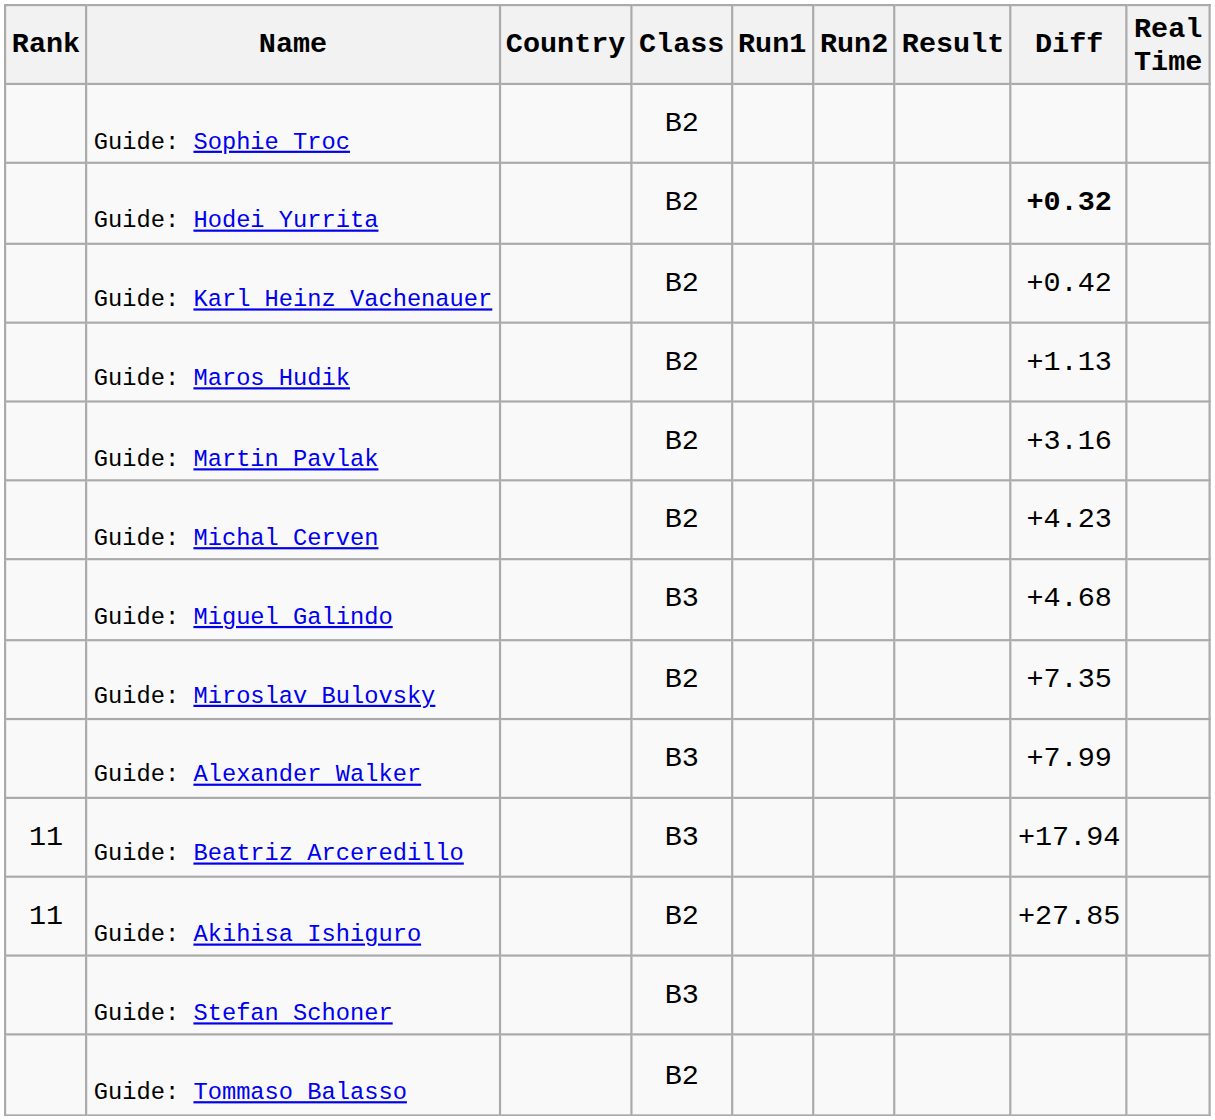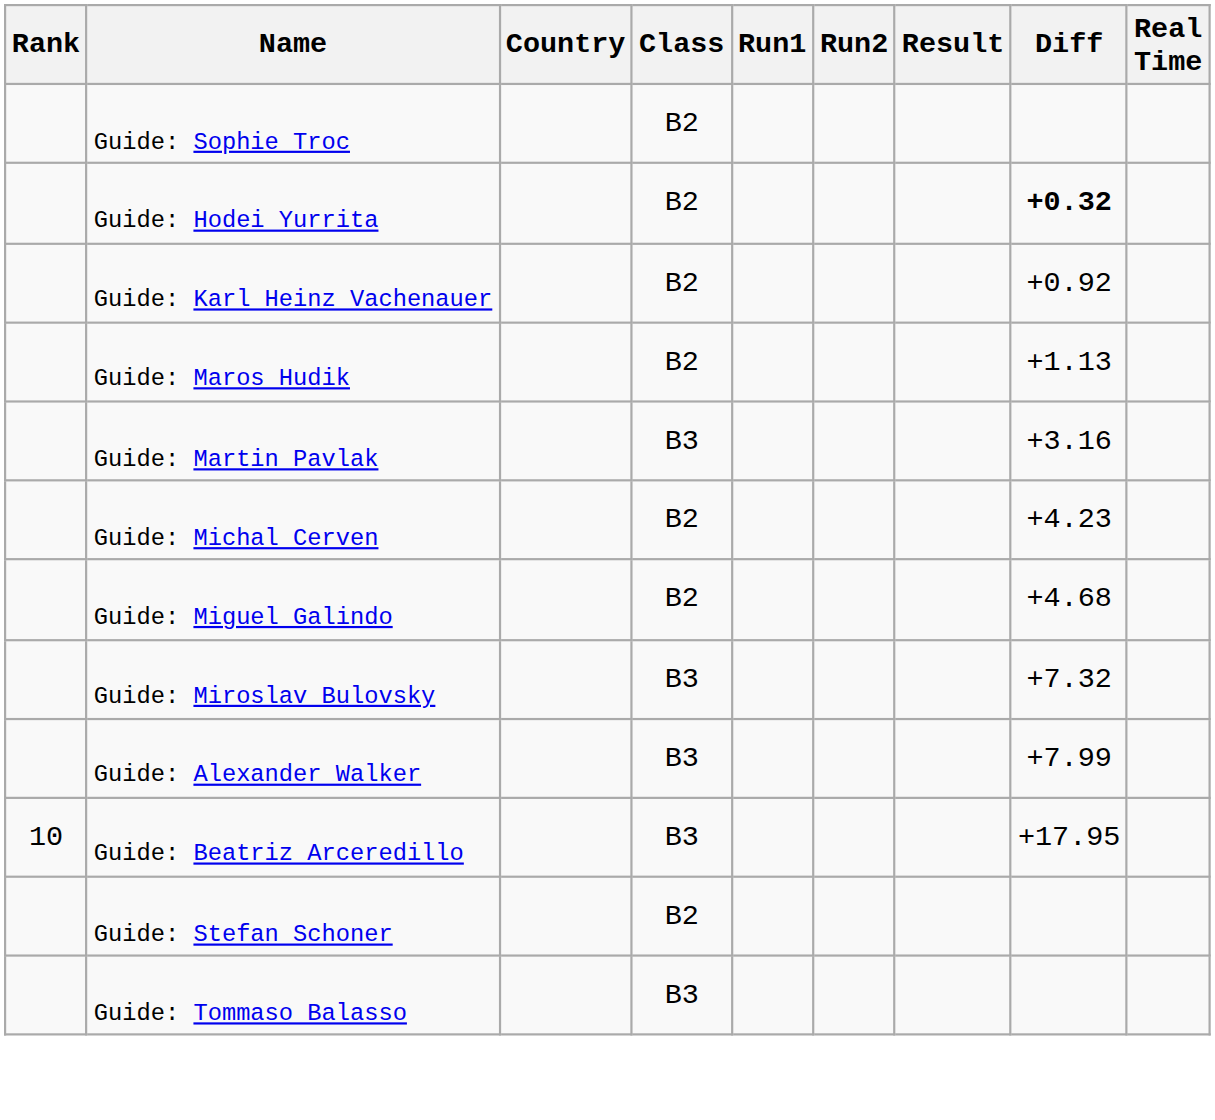(1069, 282) +0.42 -> (1069, 282) +0.92
(682, 441) B2 -> (682, 441) B3
(682, 599) B3 -> (682, 599) B2
(682, 679) B2 -> (682, 679) B3
(1069, 679) +7.35 -> (1069, 679) +7.32
(46, 837) 11 -> (46, 837) 10
(1069, 837) +17.94 -> (1069, 837) +17.95
- row: (257, 934)
(682, 996) B3 -> (682, 916) B2
(682, 1075) B2 -> (682, 996) B3
